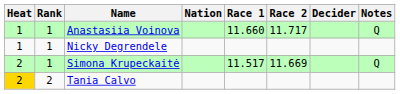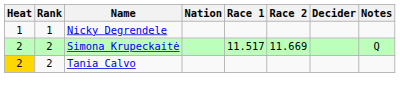- row: (123, 30)
(49, 64) 1 -> (49, 47) 2
